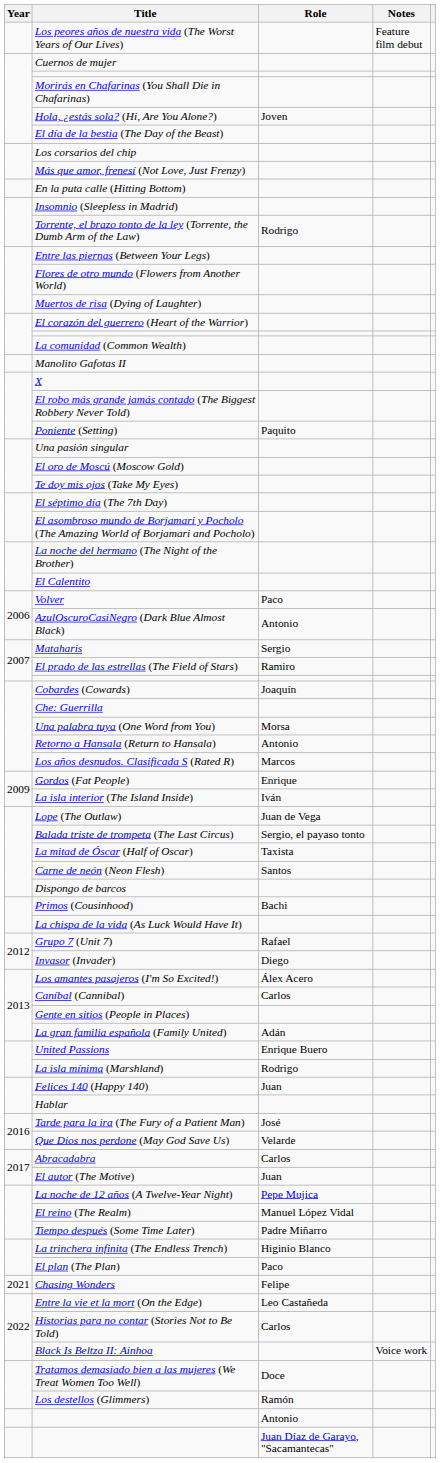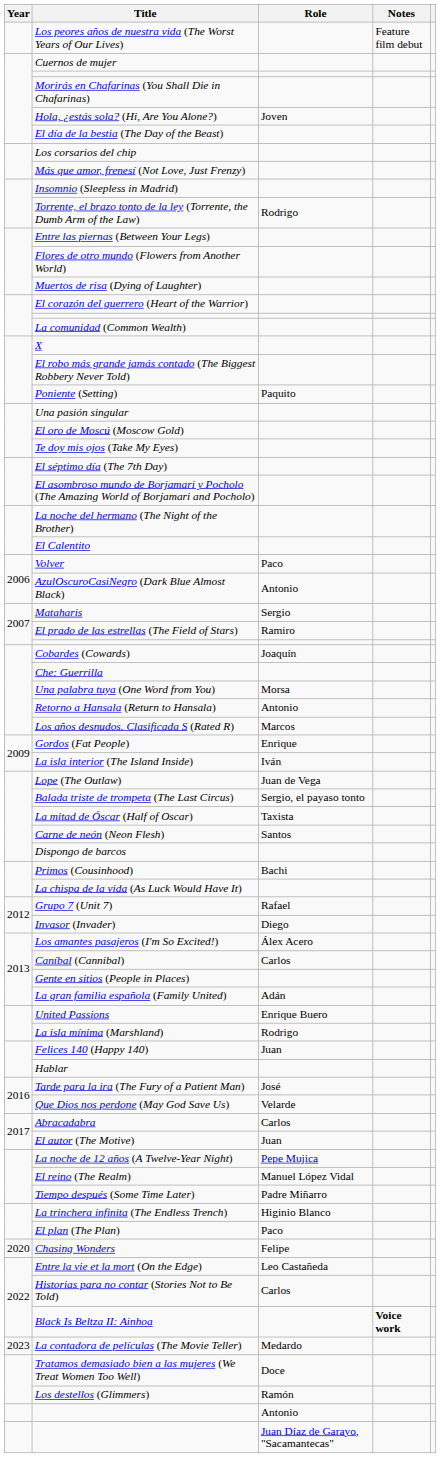- row: (110, 188)
- row: (80, 363)
(18, 1284) 2021 -> (18, 1248) 2020
(401, 1351) normal -> (388, 1321) bold
+ row: (138, 1346)
